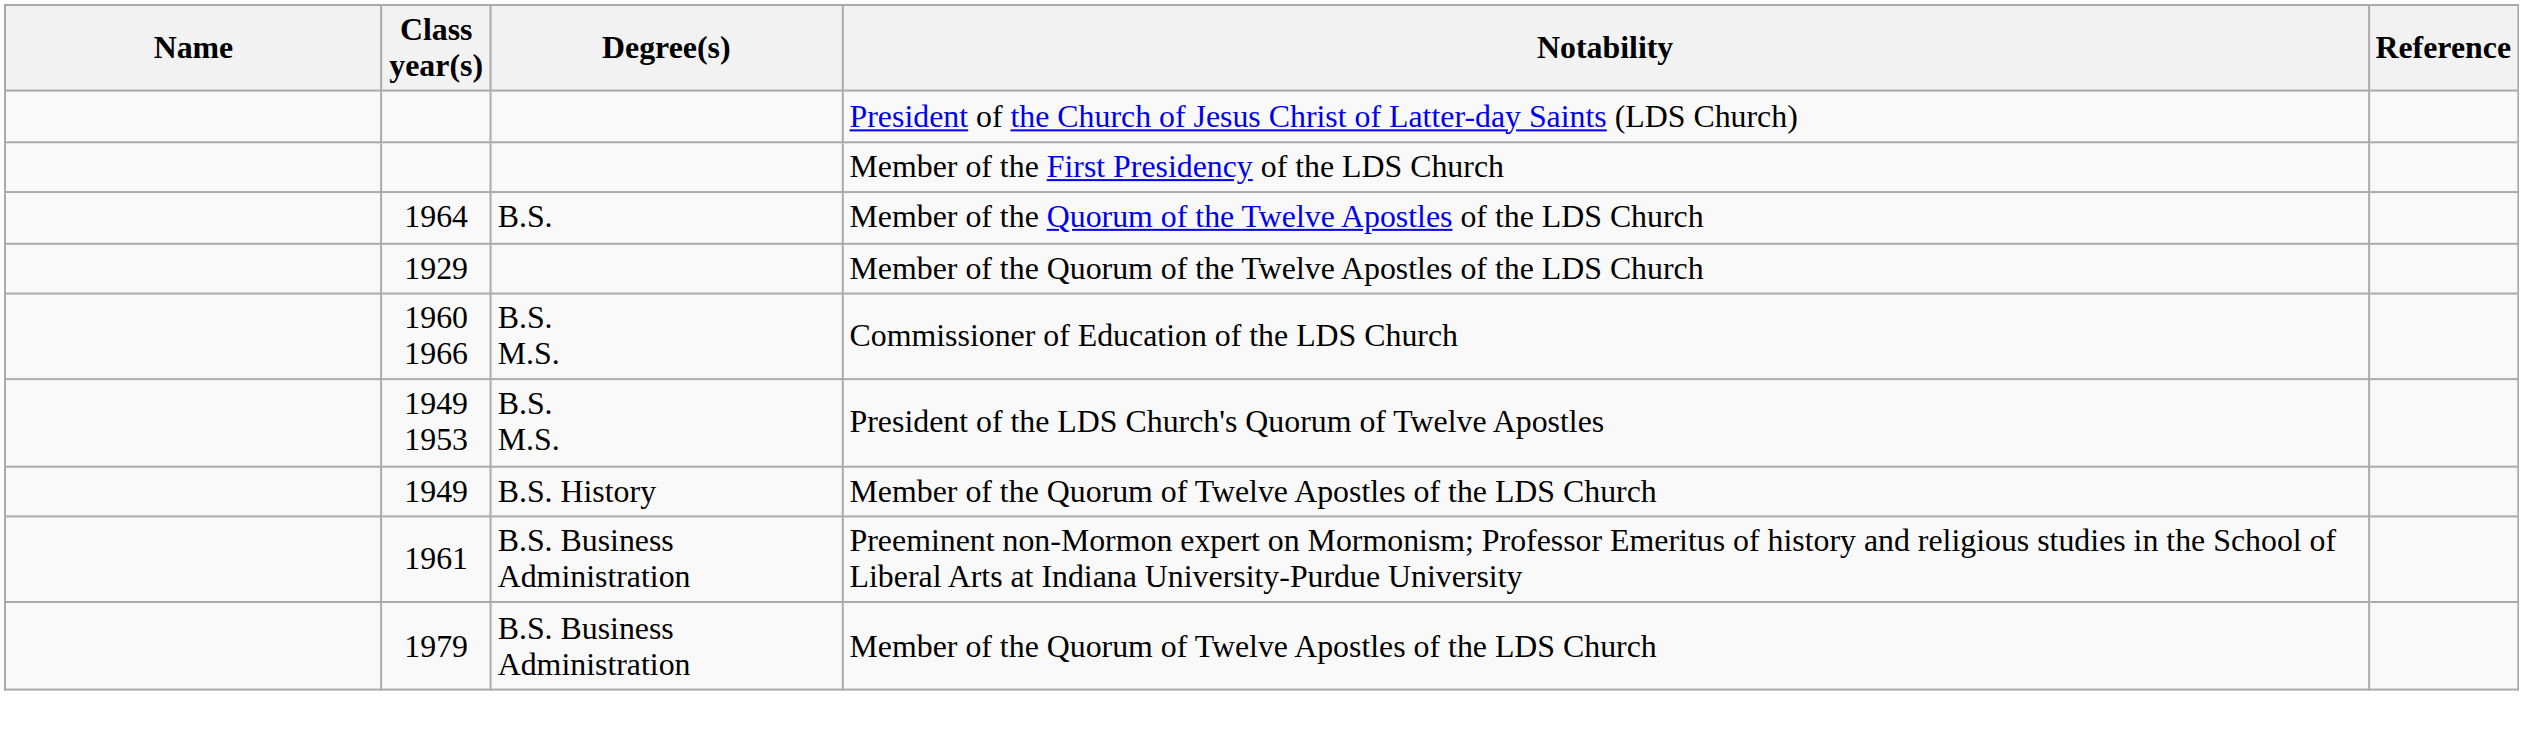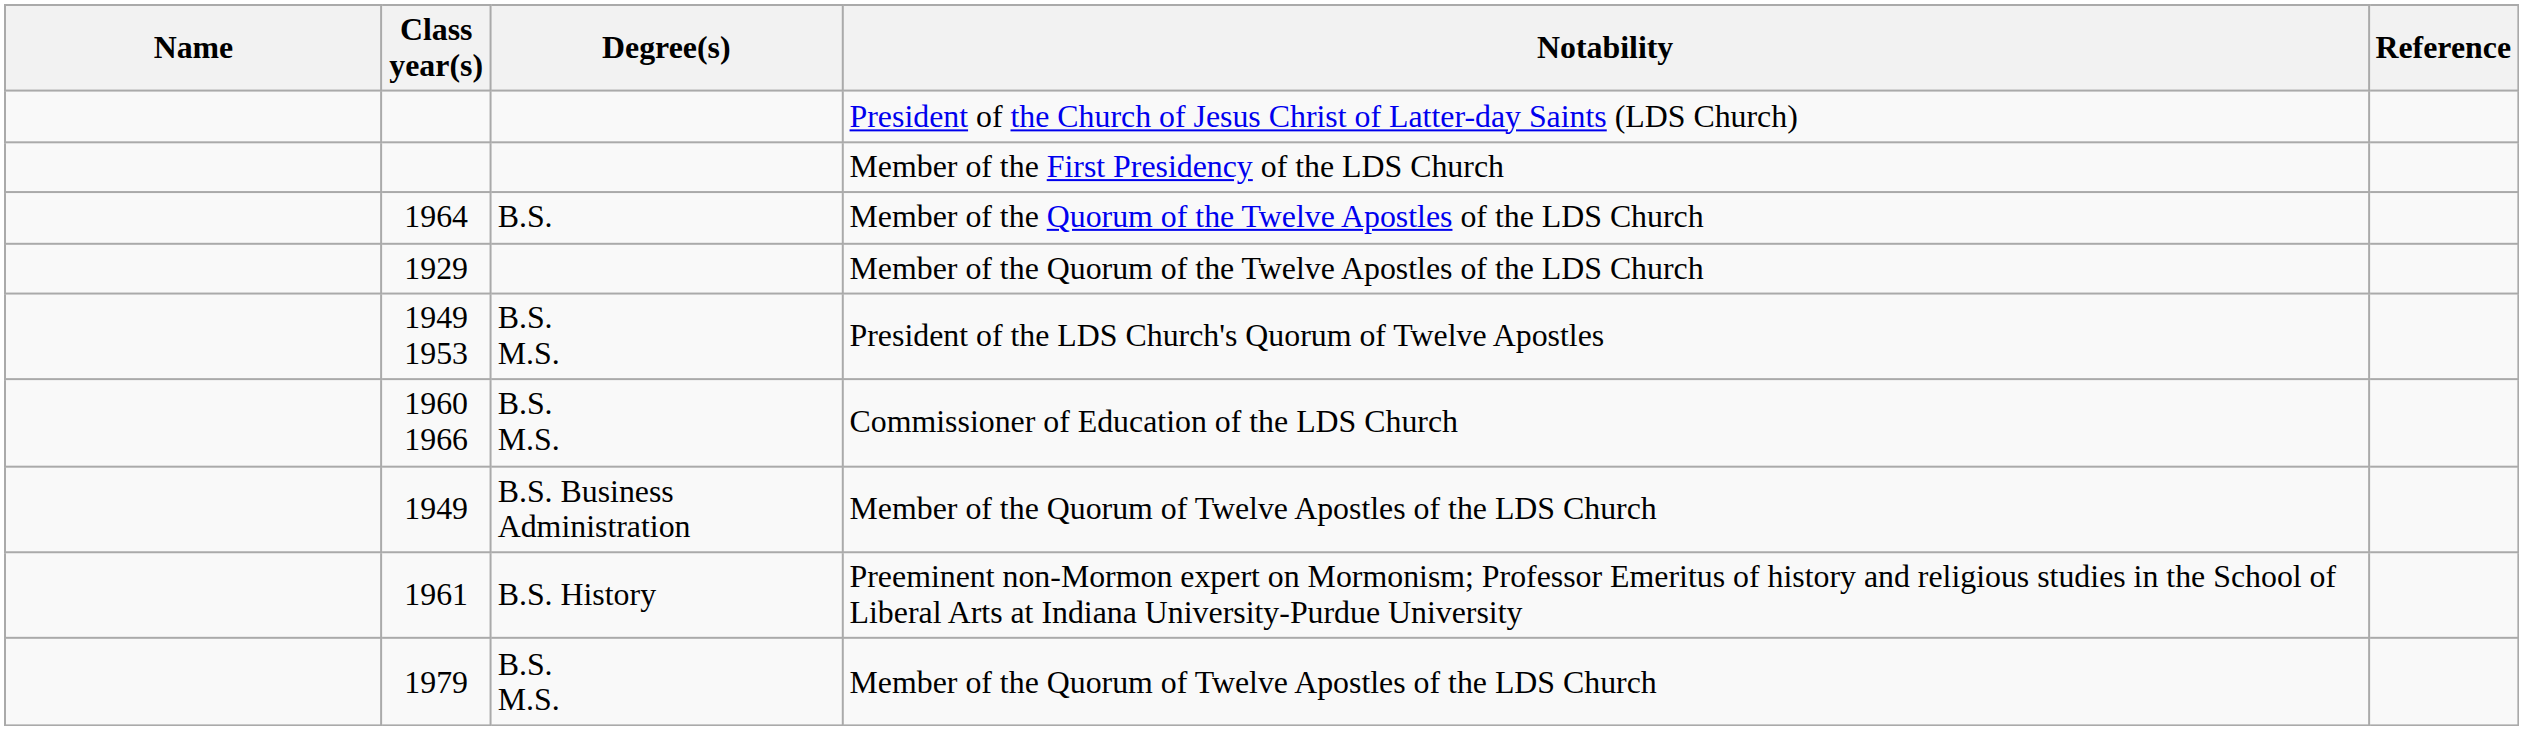rows swapped: (436, 335) <-> (436, 422)
(577, 490) B.S. History -> (594, 508) B.S. Business Administration
(594, 559) B.S. Business Administration -> (577, 594) B.S. History
(594, 645) B.S. Business Administration -> (529, 681) B.S. M.S.
